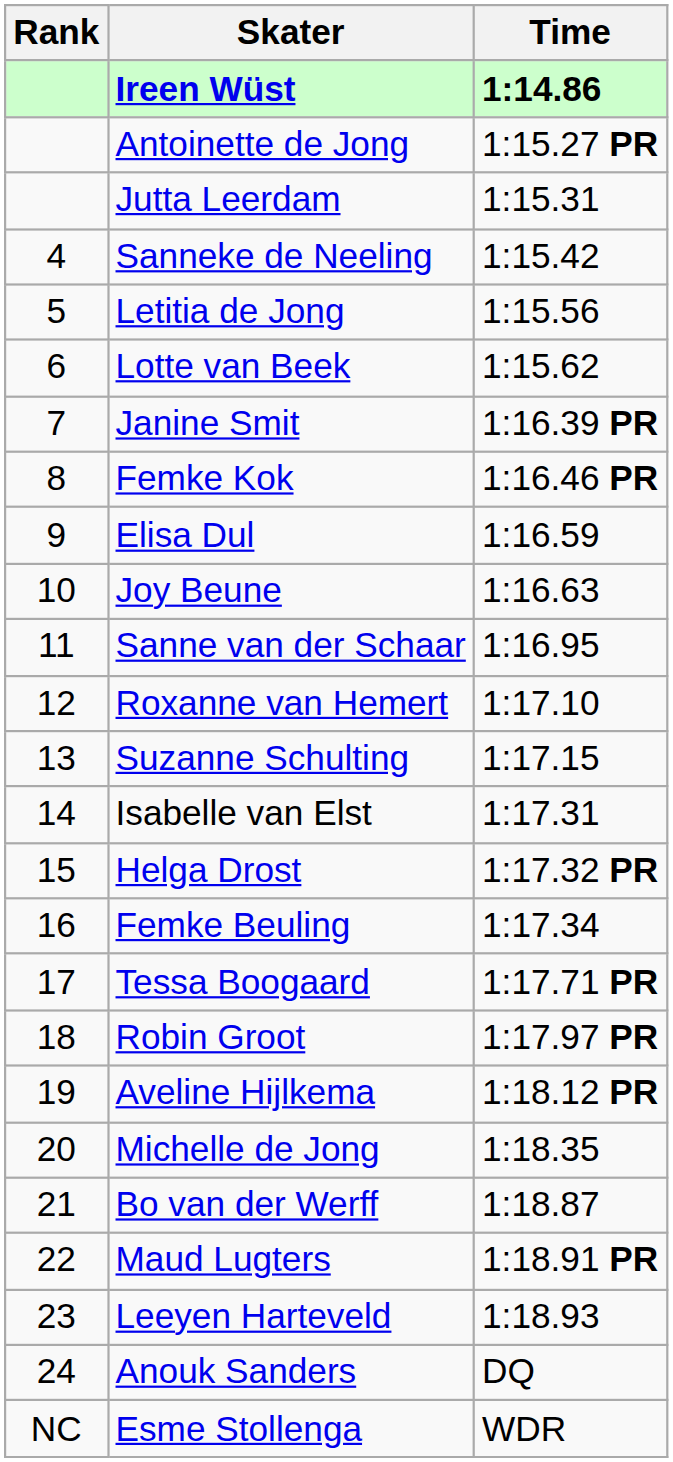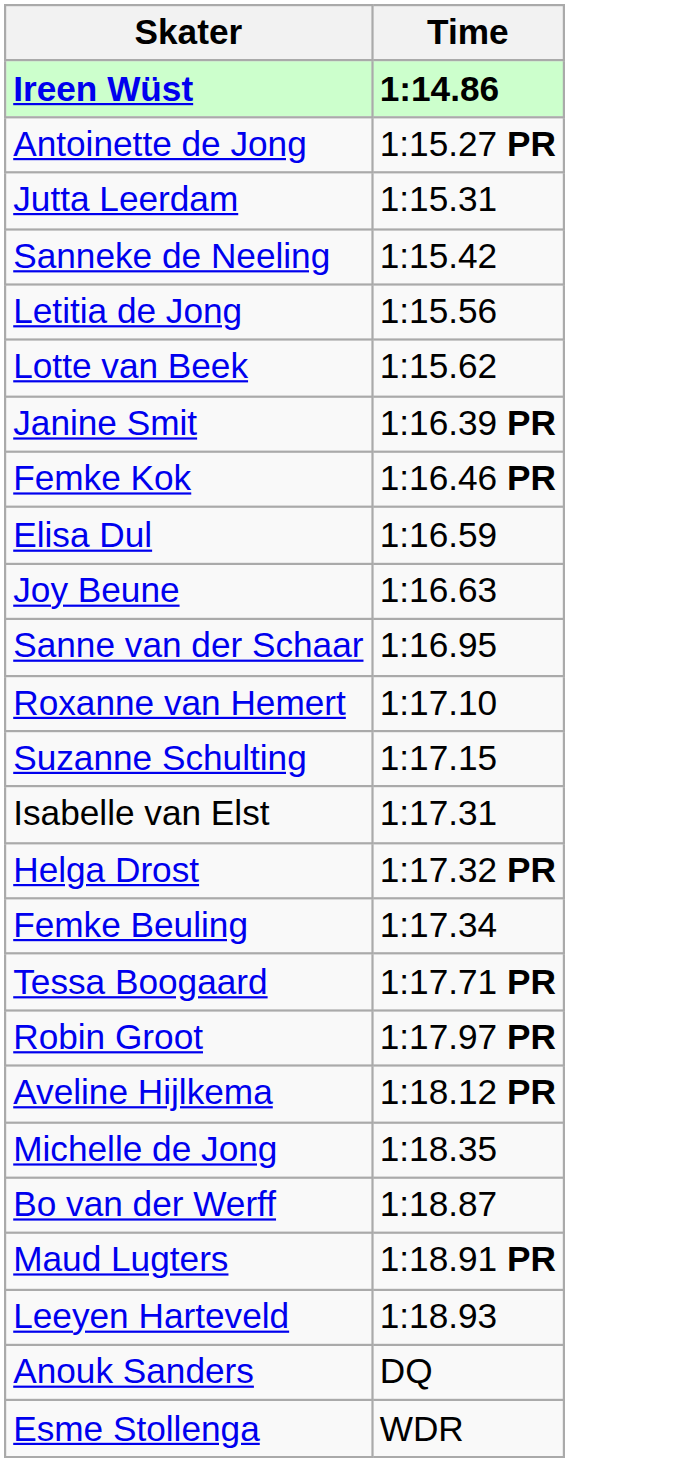- column: (56, 32)
